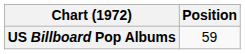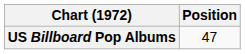(210, 37) 59 -> (210, 37) 47
